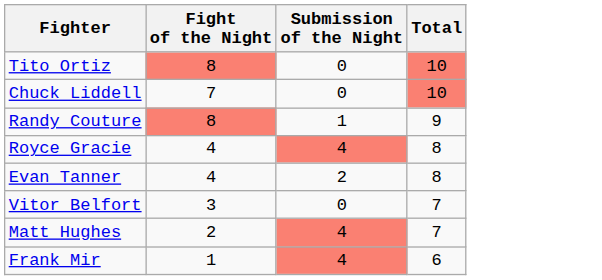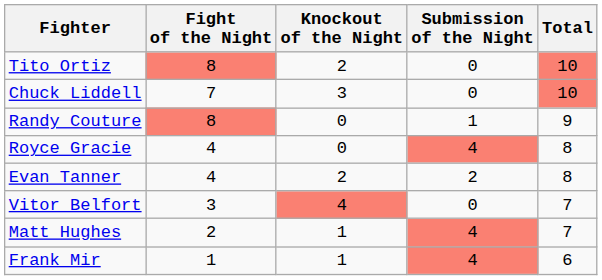+ column: (342, 28)
